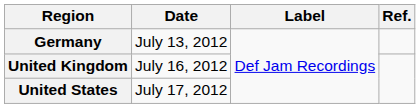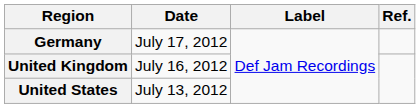(181, 41) July 13, 2012 -> (181, 41) July 17, 2012
(181, 90) July 17, 2012 -> (181, 90) July 13, 2012
